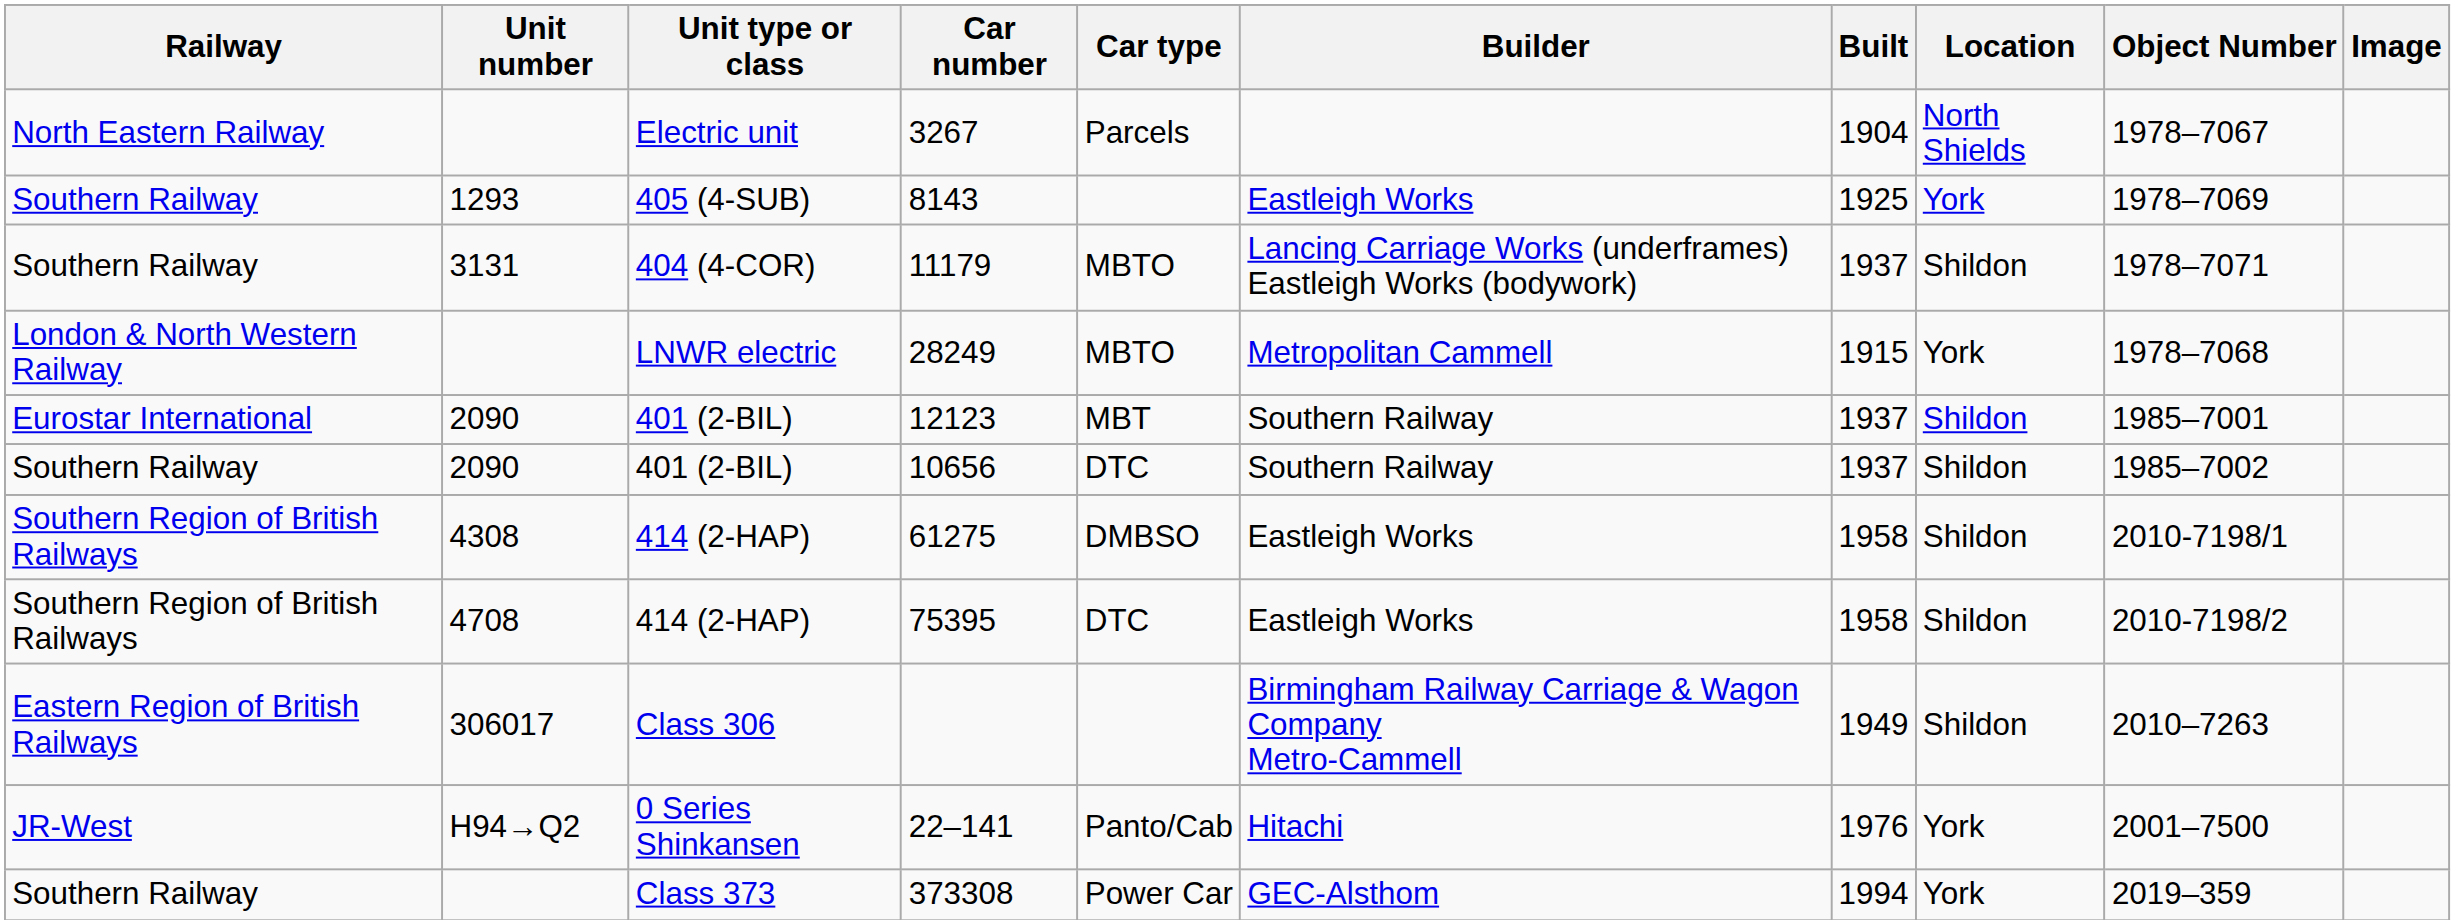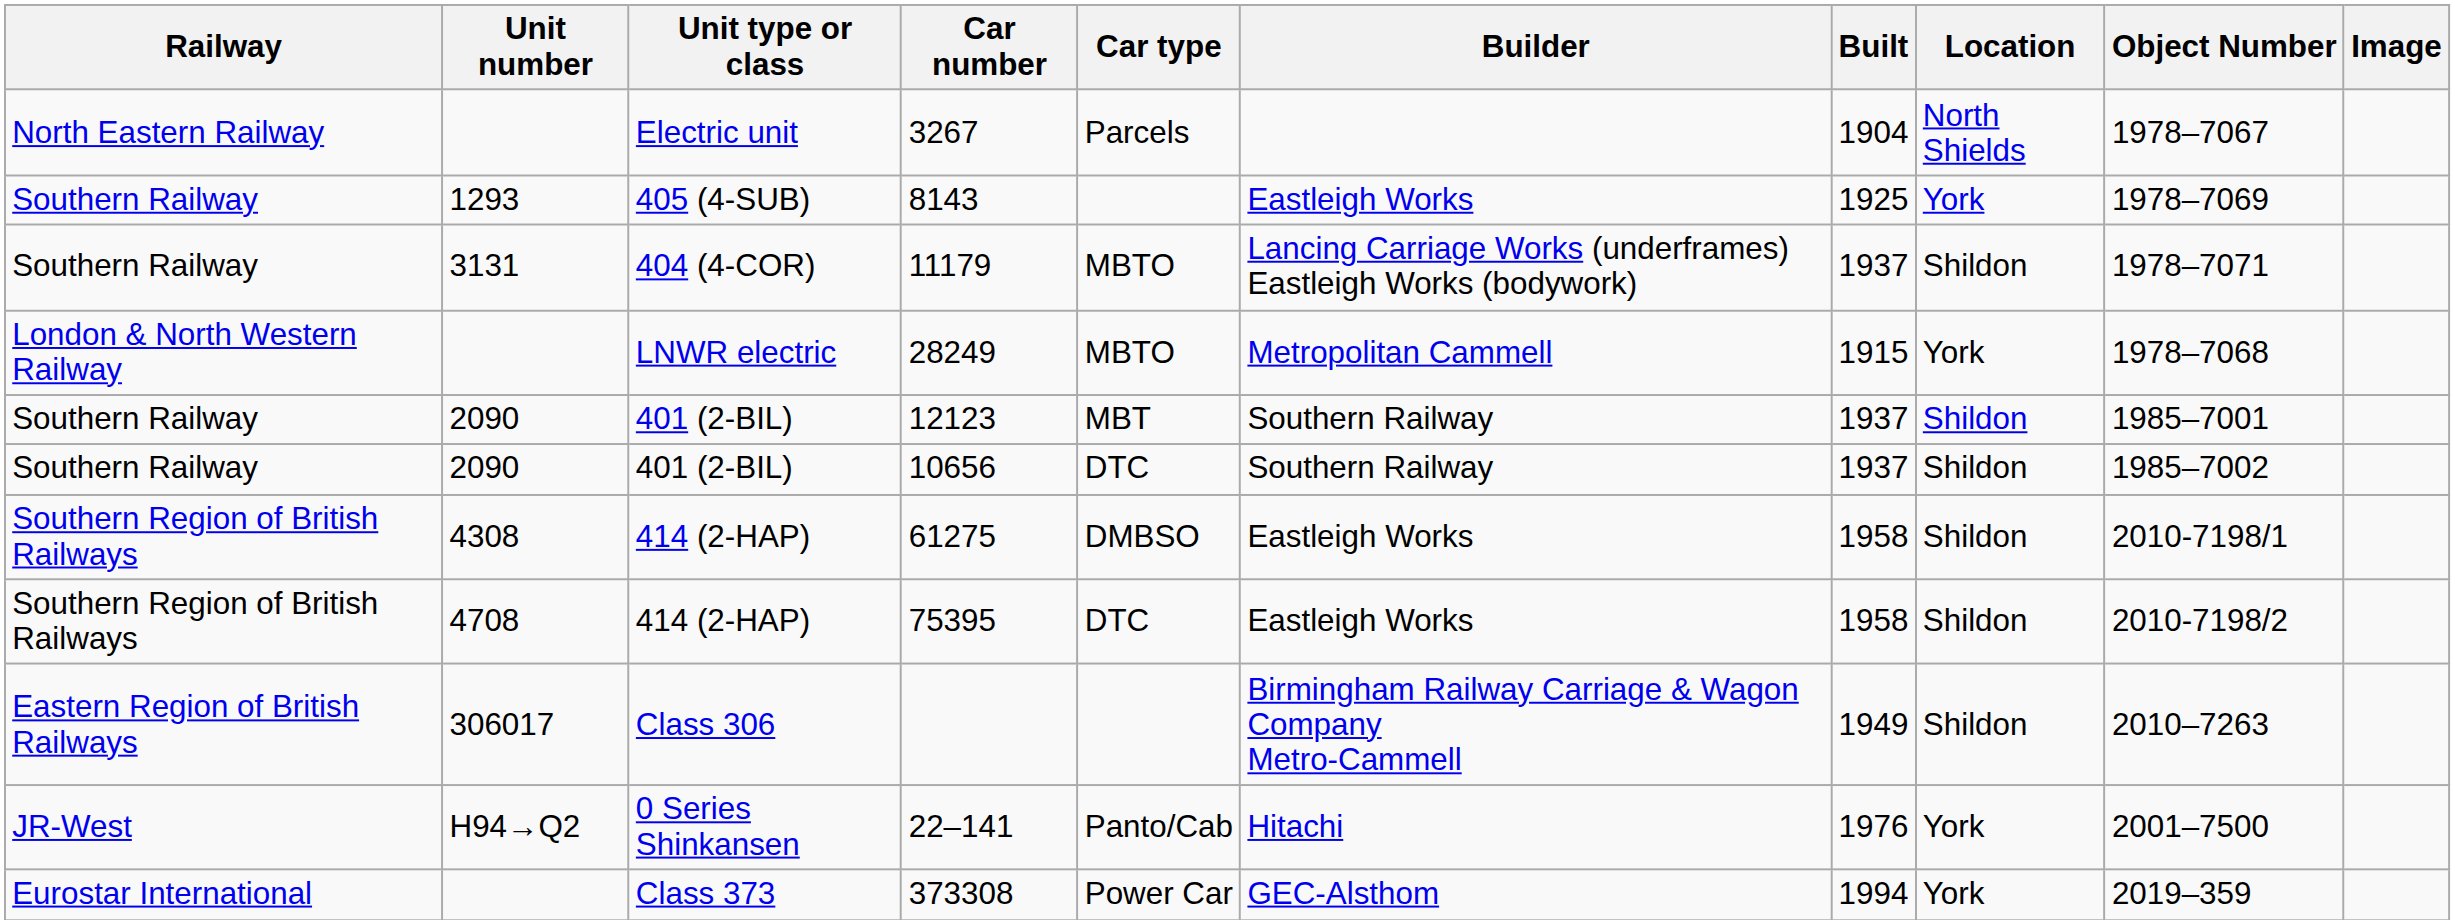(162, 419) Eurostar International -> (135, 419) Southern Railway
(135, 893) Southern Railway -> (162, 893) Eurostar International
